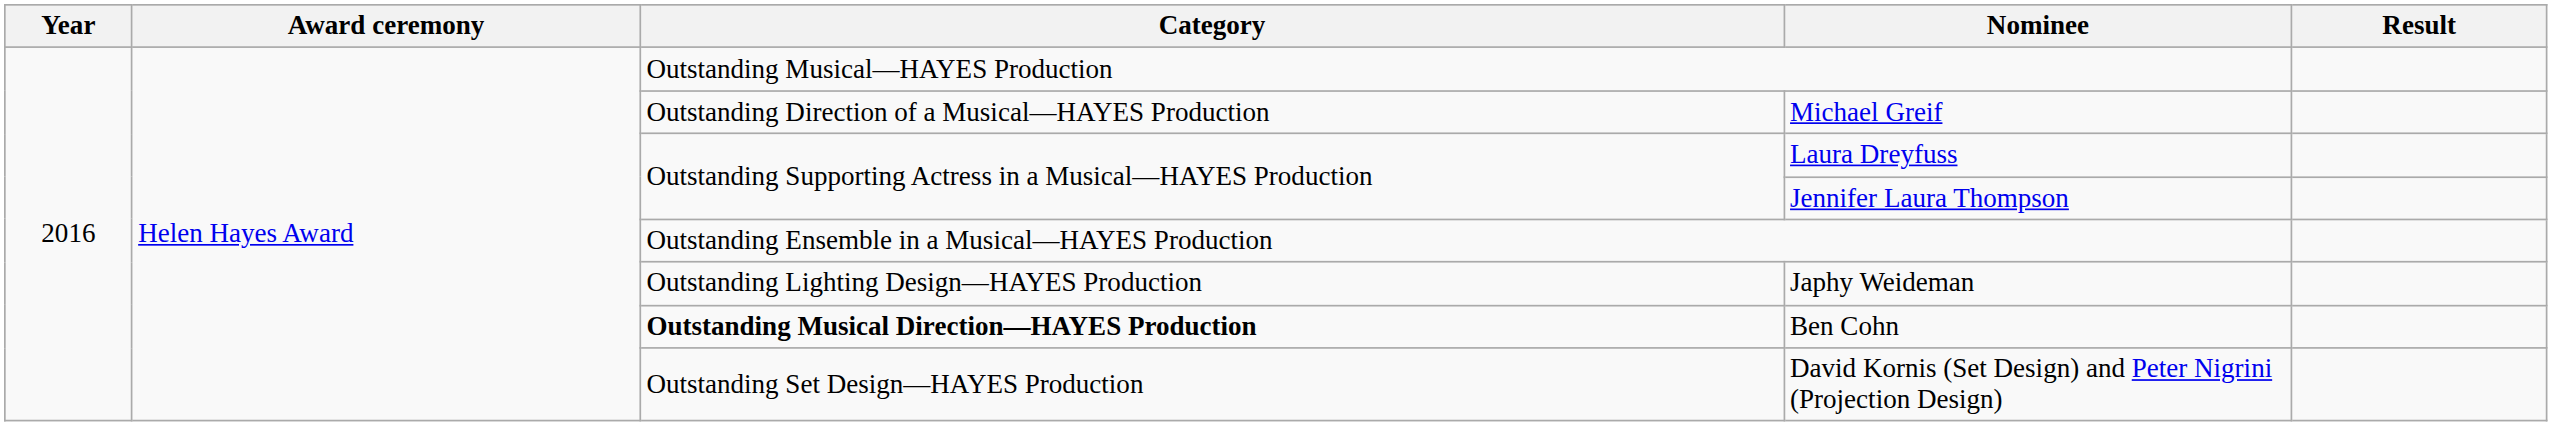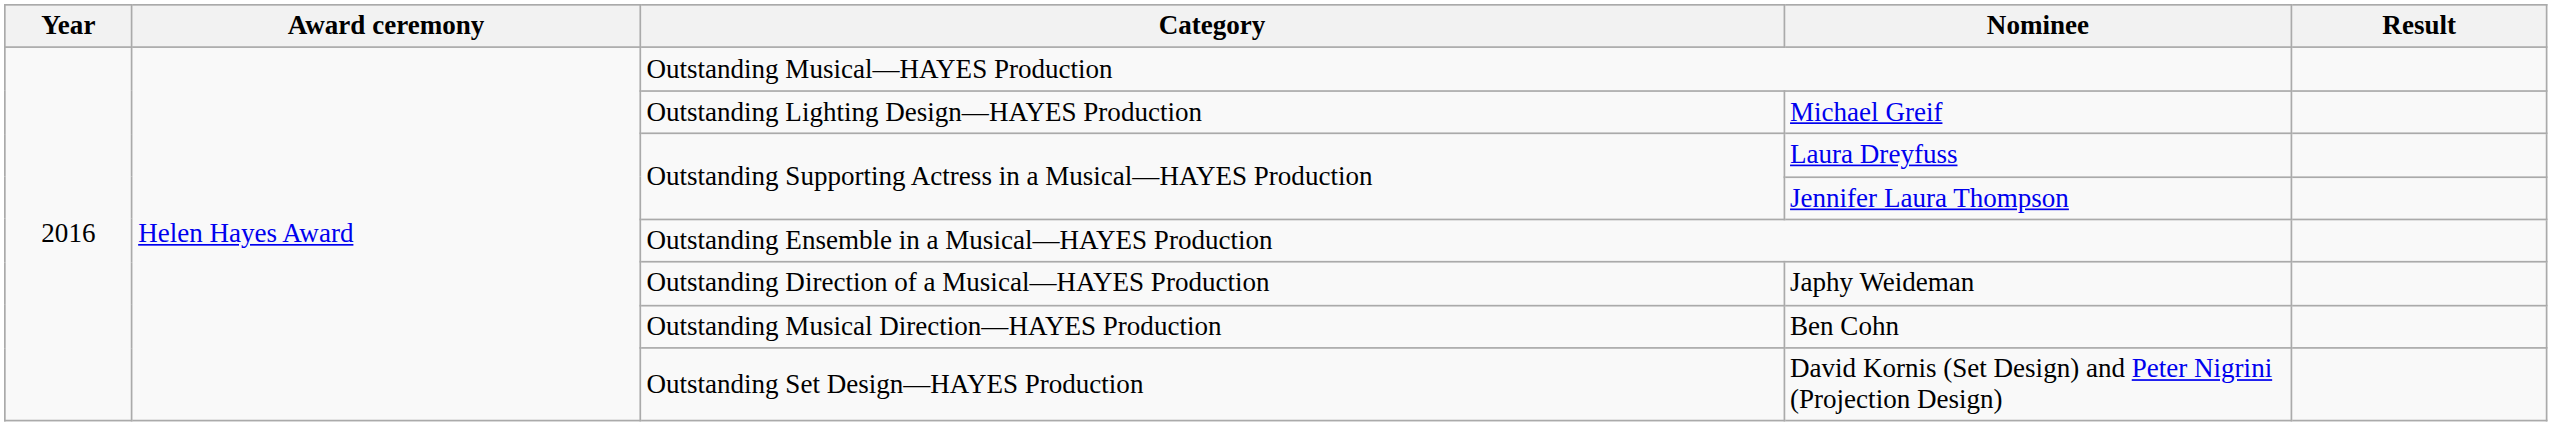(958, 111) Outstanding Direction of a Musical—HAYES Production -> (924, 111) Outstanding Lighting Design—HAYES Production
(924, 283) Outstanding Lighting Design—HAYES Production -> (958, 283) Outstanding Direction of a Musical—HAYES Production
(952, 326) bold -> (934, 326) normal
